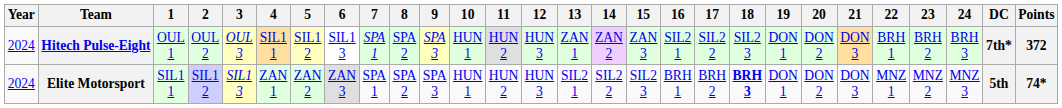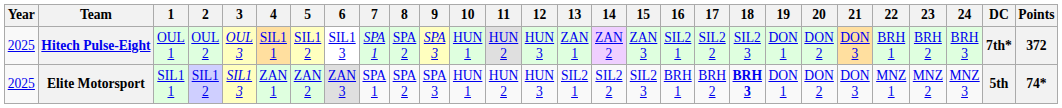(21, 45) 2024 -> (21, 45) 2025
(21, 84) 2024 -> (21, 84) 2025
